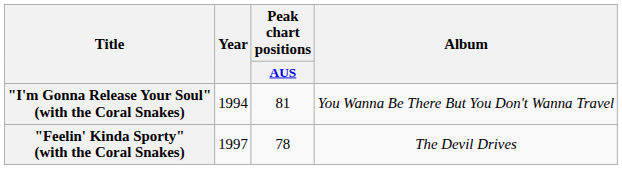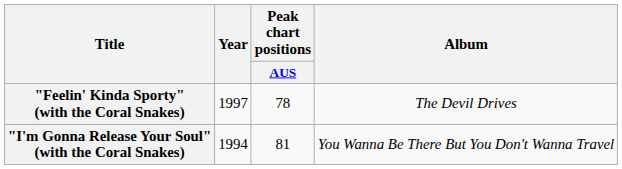rows swapped: (110, 103) <-> (110, 144)
